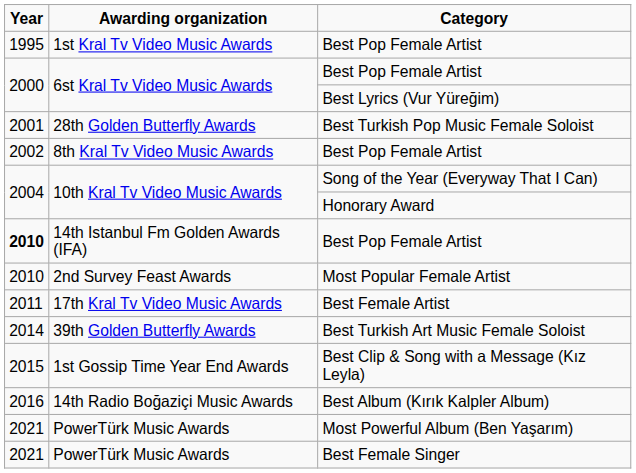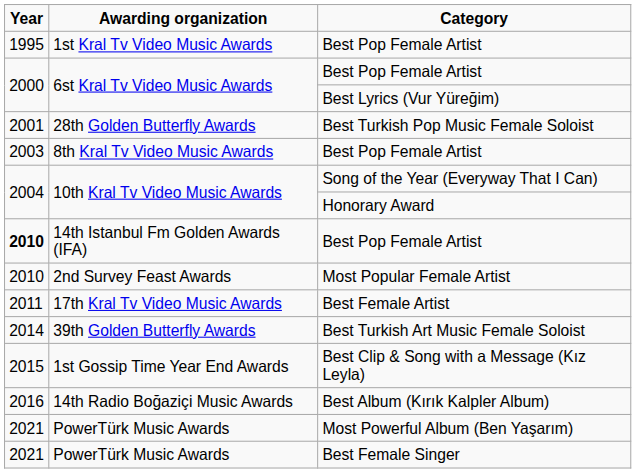(27, 152) 2002 -> (27, 152) 2003
